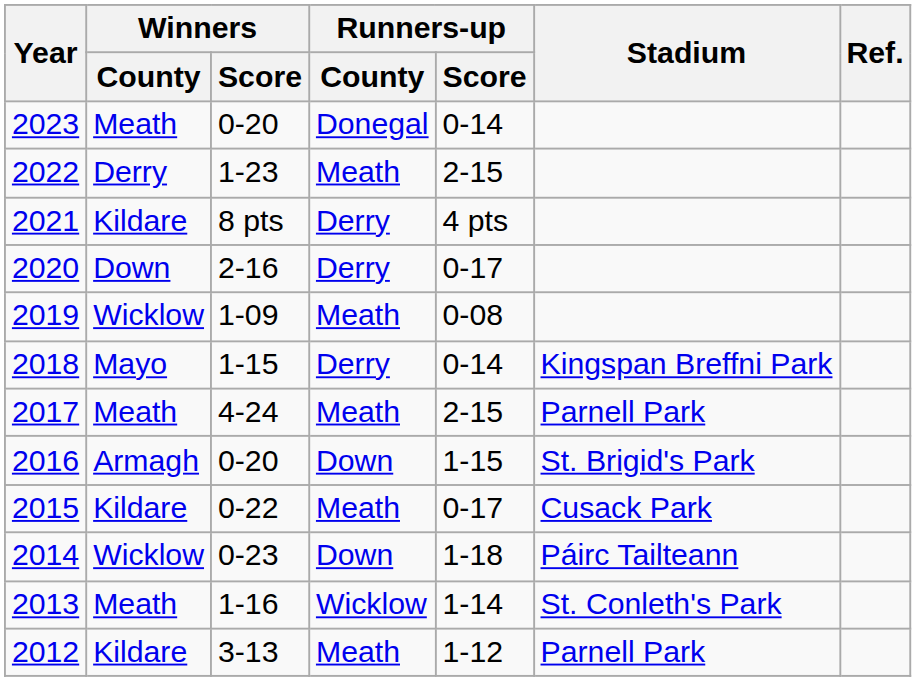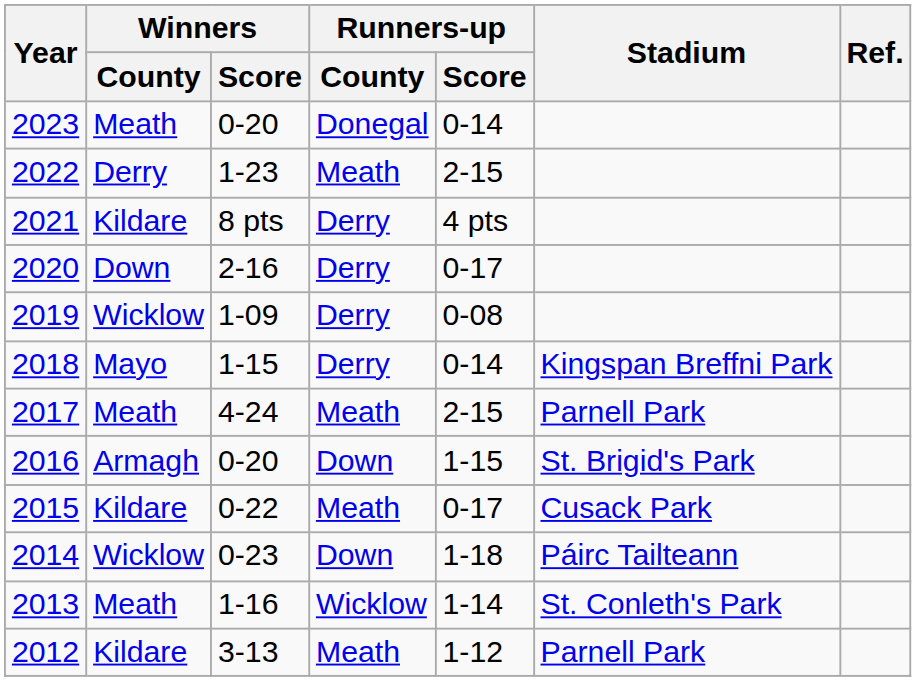(358, 316) Meath -> (353, 316) Derry
